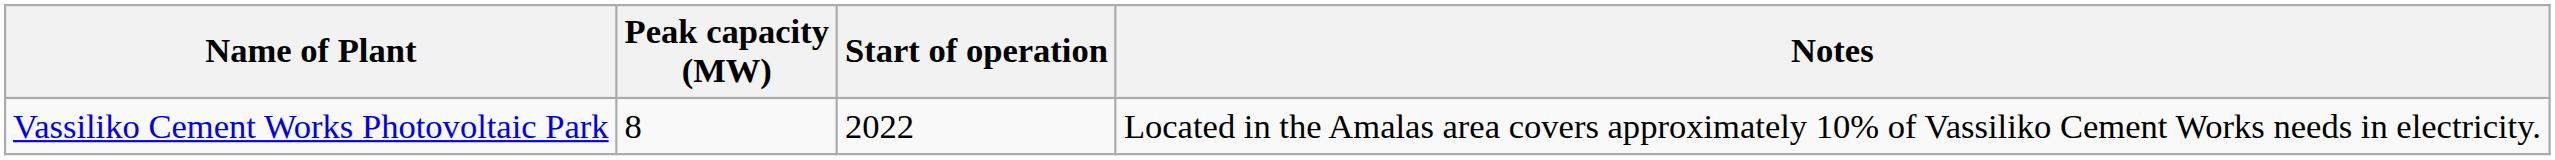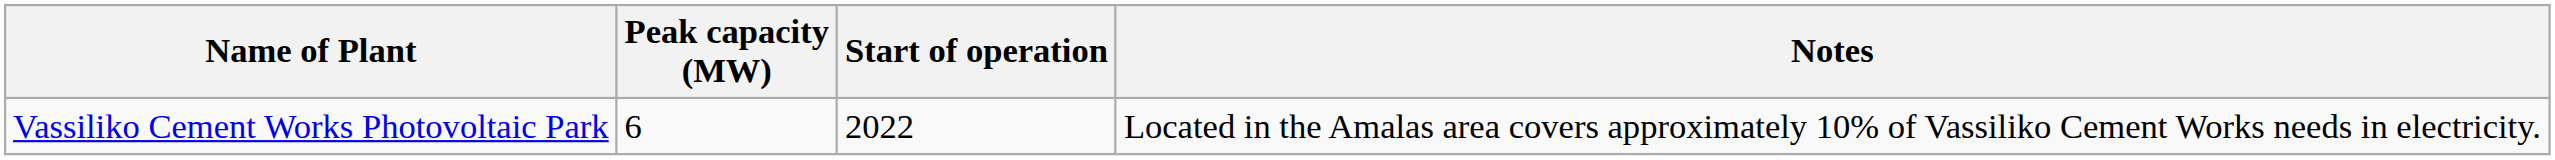(633, 125) 8 -> (633, 125) 6
